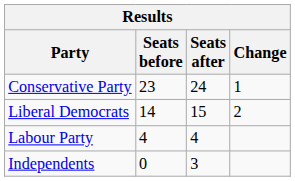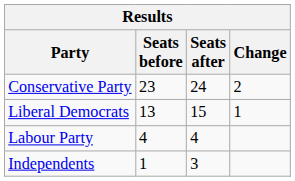(238, 86) 1 -> (238, 86) 2
(147, 112) 14 -> (147, 112) 13
(238, 112) 2 -> (238, 112) 1
(143, 163) 0 -> (143, 163) 1
